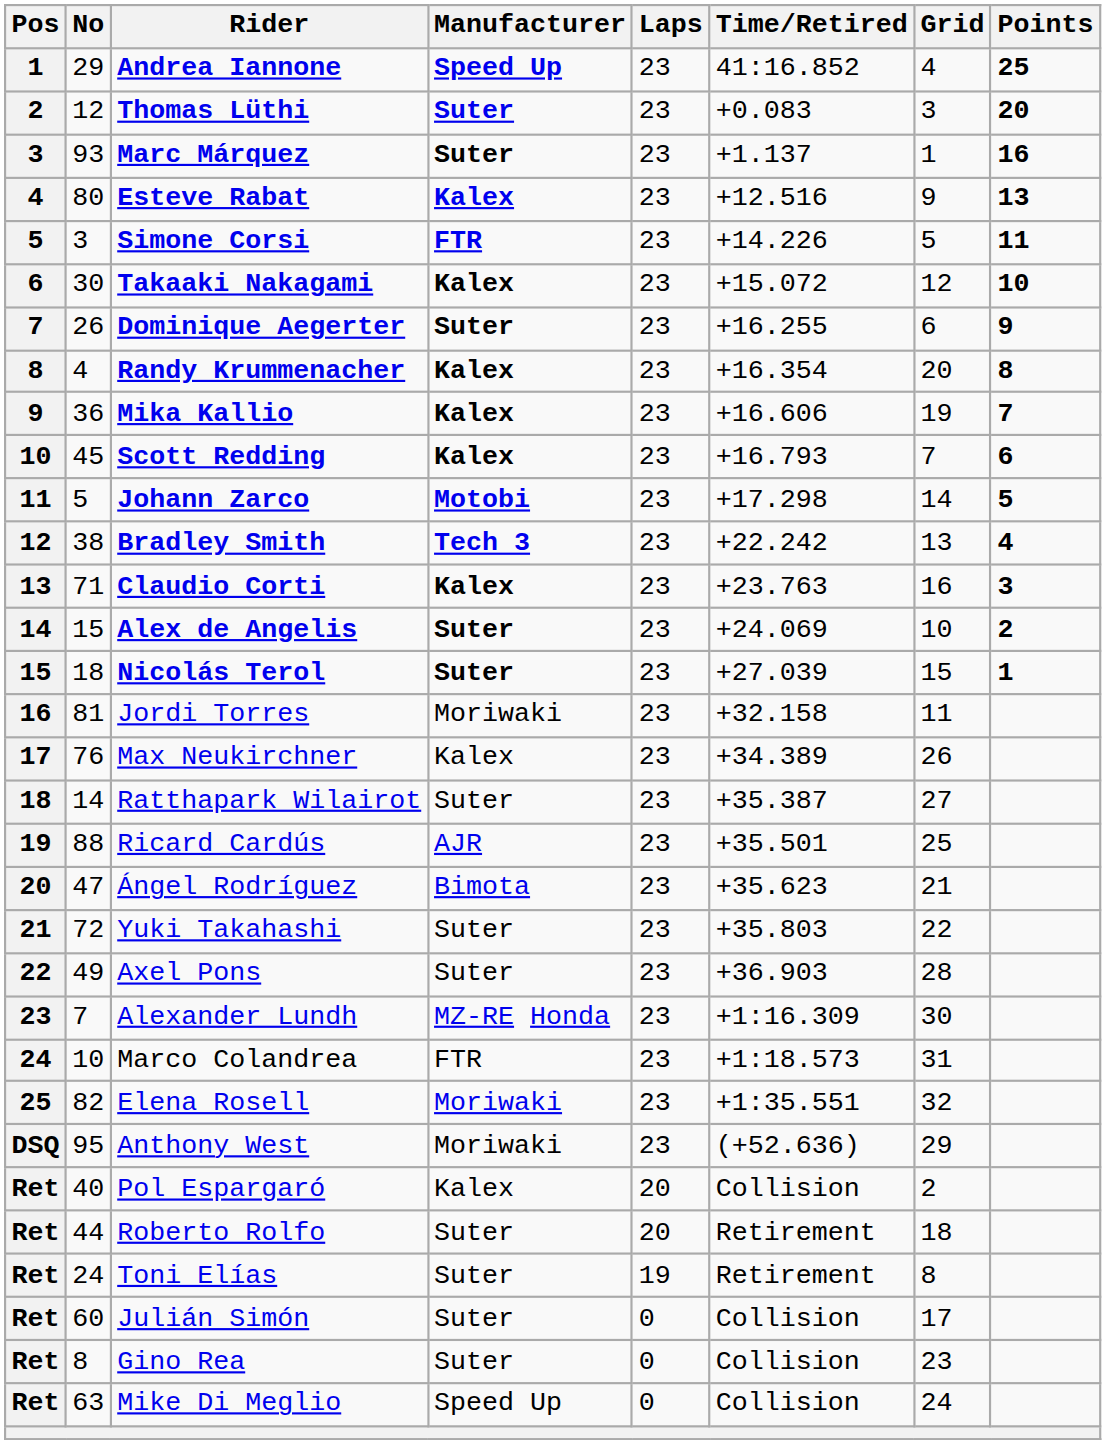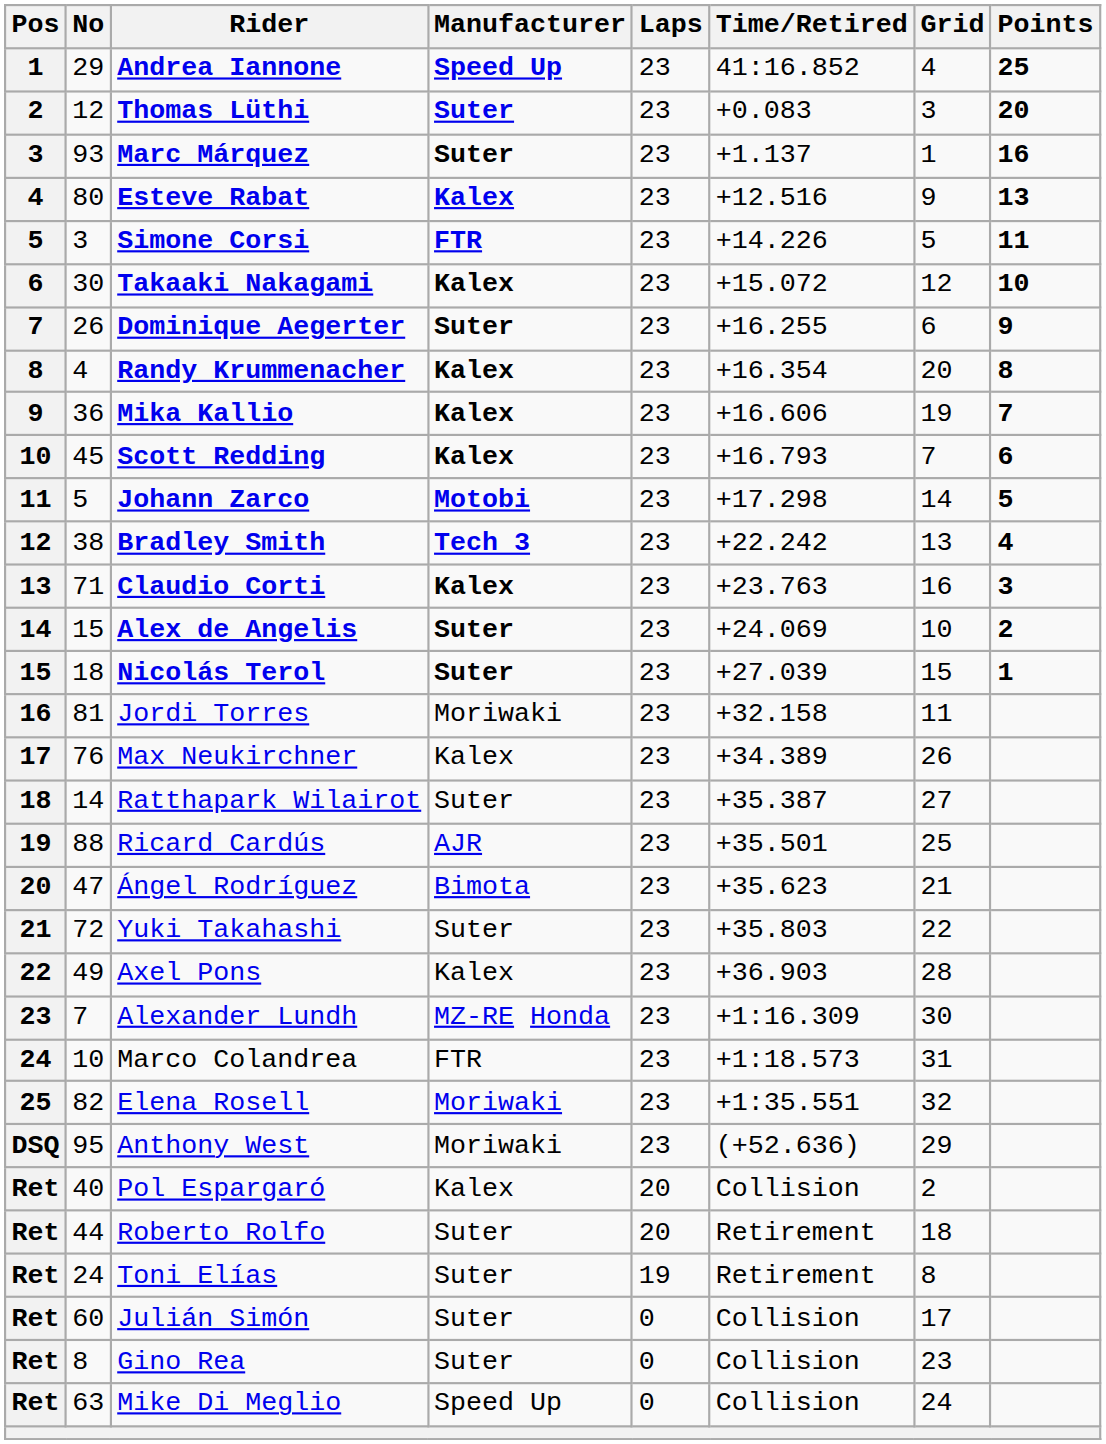(474, 974) Suter -> (474, 974) Kalex
